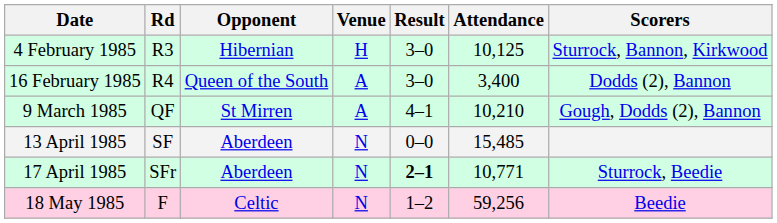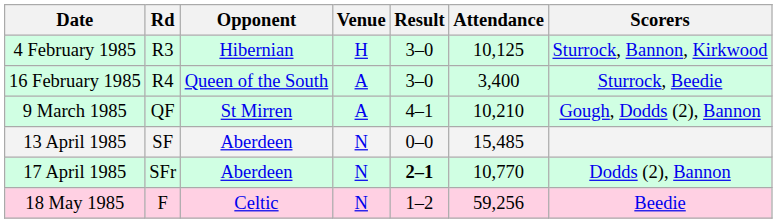(660, 81) Dodds (2), Bannon -> (660, 81) Sturrock, Beedie
(499, 172) 10,771 -> (499, 172) 10,770
(660, 172) Sturrock, Beedie -> (660, 172) Dodds (2), Bannon
